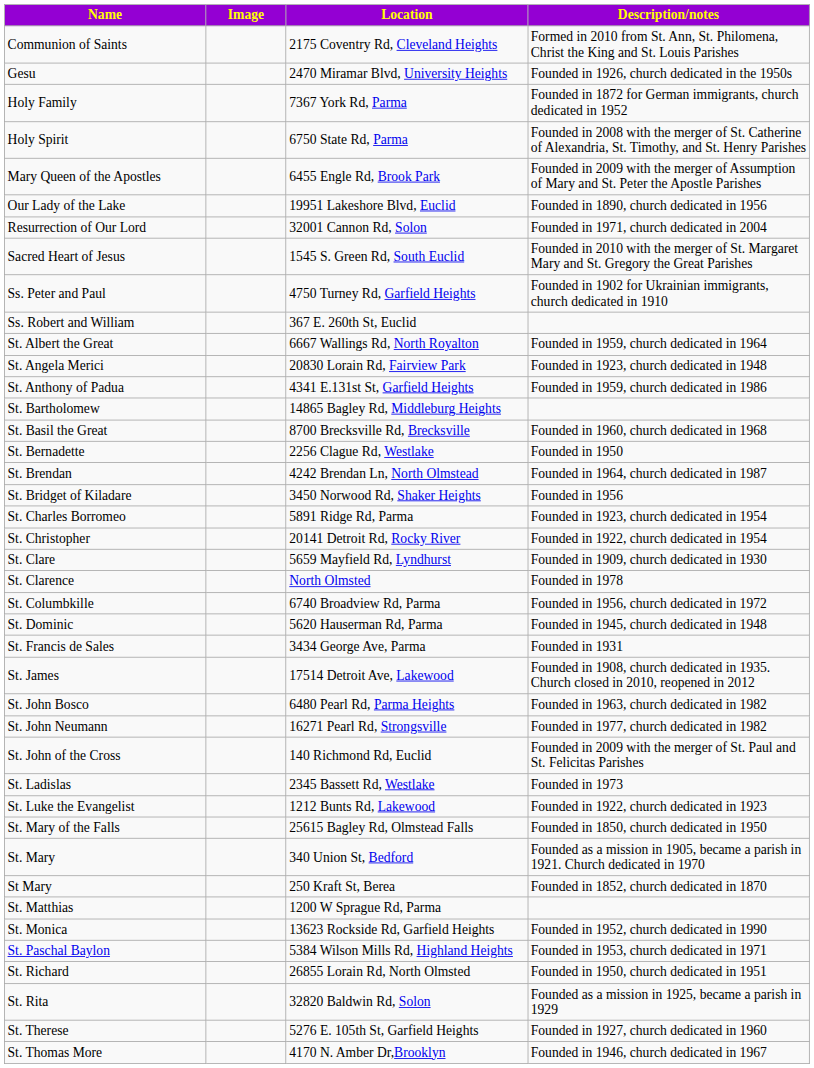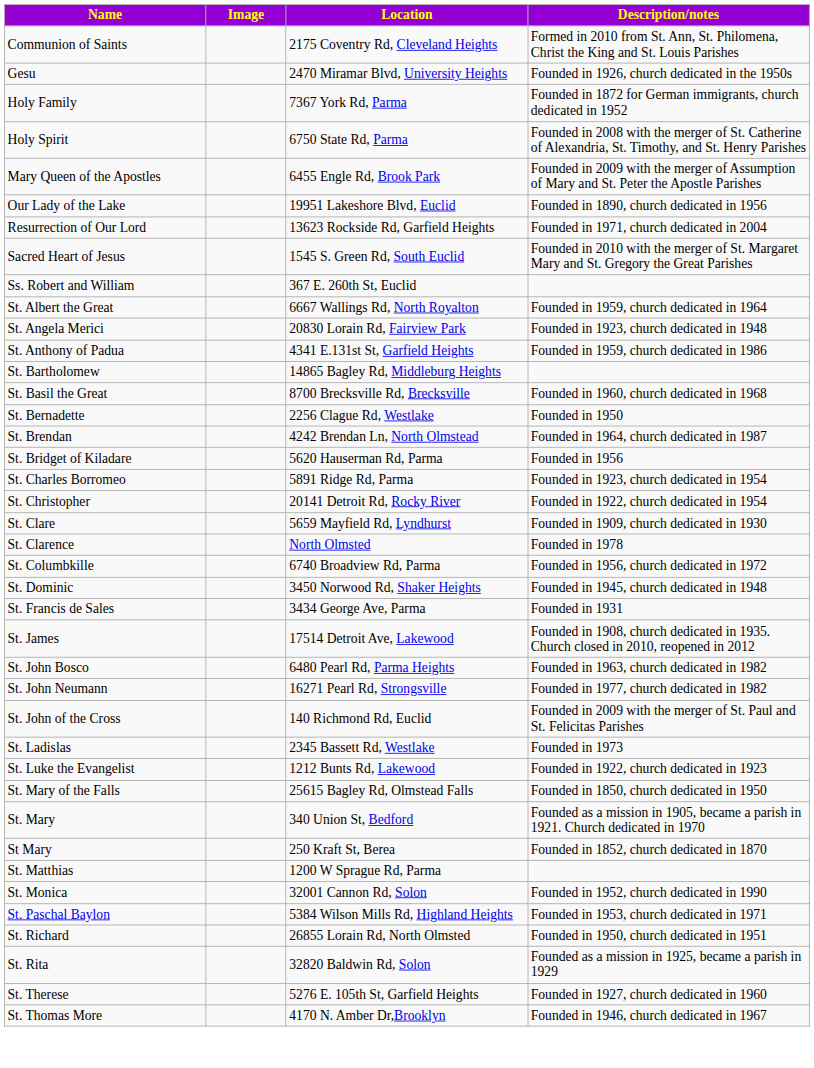(358, 227) 32001 Cannon Rd, Solon -> (392, 227) 13623 Rockside Rd, Garfield Heights
- row: (57, 293)
(385, 495) 3450 Norwood Rd, Shaker Heights -> (366, 458) 5620 Hauserman Rd, Parma
(366, 624) 5620 Hauserman Rd, Parma -> (385, 587) 3450 Norwood Rd, Shaker Heights
(392, 929) 13623 Rockside Rd, Garfield Heights -> (358, 892) 32001 Cannon Rd, Solon
